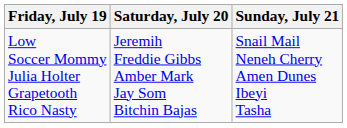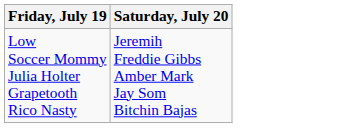- column: (287, 16)
